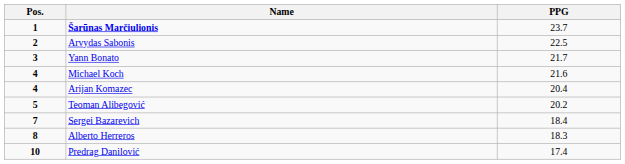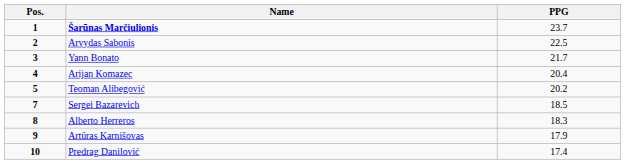- row: (96, 74)
(559, 120) 18.4 -> (559, 105) 18.5
+ row: (106, 136)
